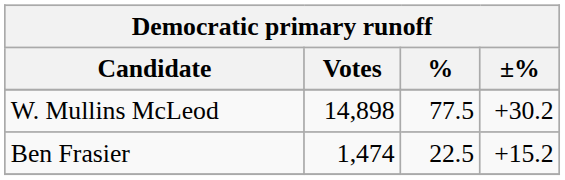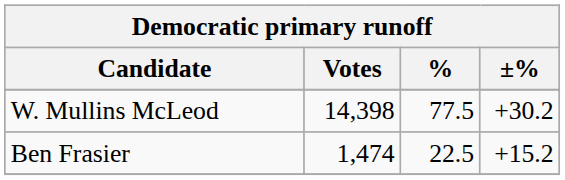(359, 111) 14,898 -> (359, 111) 14,398
